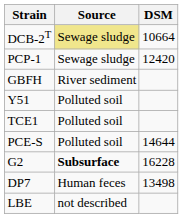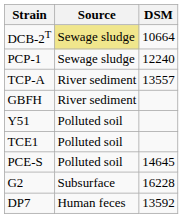(158, 59) 12420 -> (158, 59) 12240
+ row: (26, 79)
(158, 141) 14644 -> (158, 162) 14645
(88, 162) bold -> (86, 182) normal
(158, 182) 13498 -> (158, 203) 13592
- row: (20, 203)
